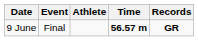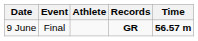columns swapped: (129, 12) <-> (172, 12)
